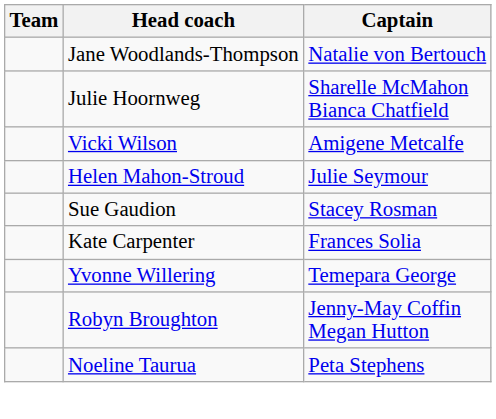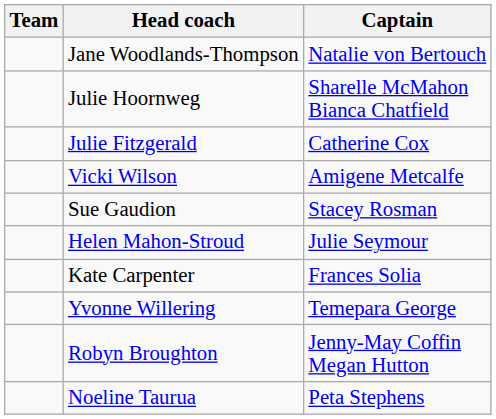+ row: (132, 143)
rows swapped: (122, 209) <-> (156, 176)
